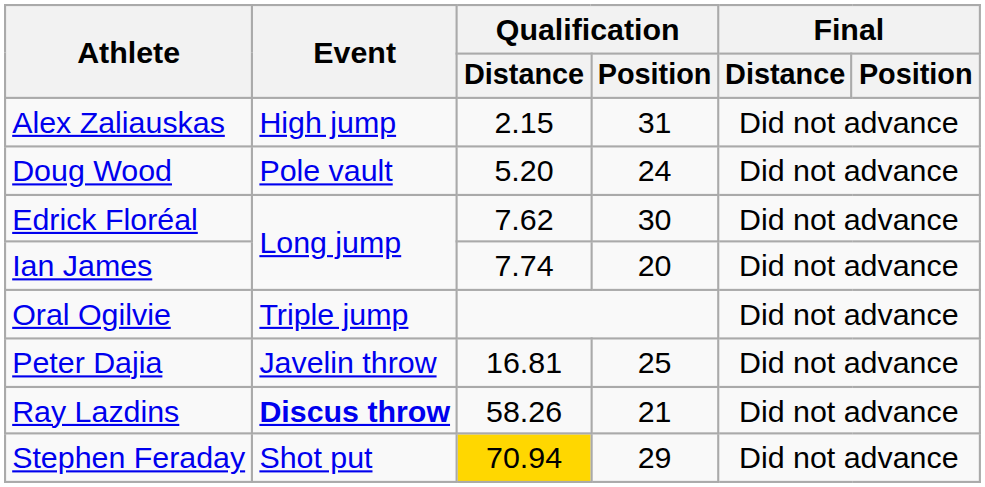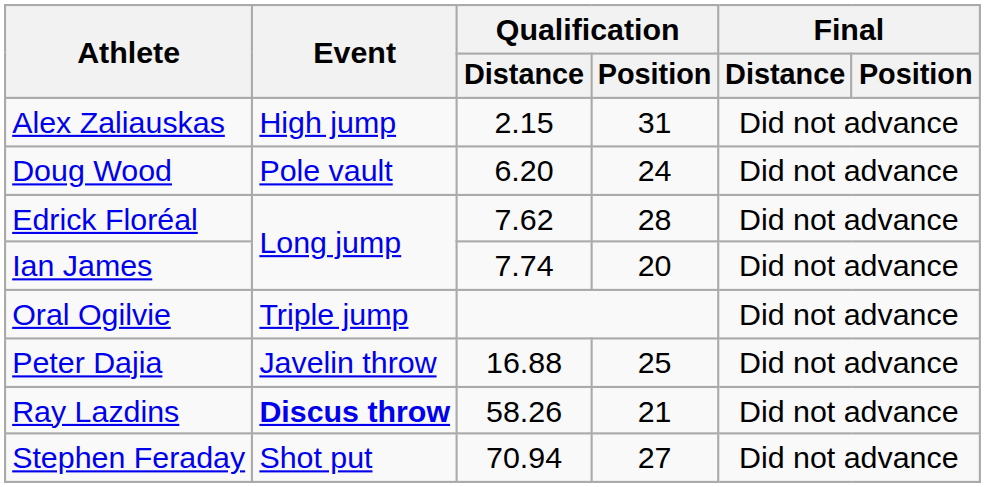(524, 171) 5.20 -> (524, 171) 6.20
(655, 219) 30 -> (655, 219) 28
(524, 363) 16.81 -> (524, 363) 16.88
(524, 459) gold background -> (524, 459) no background
(655, 459) 29 -> (655, 459) 27
